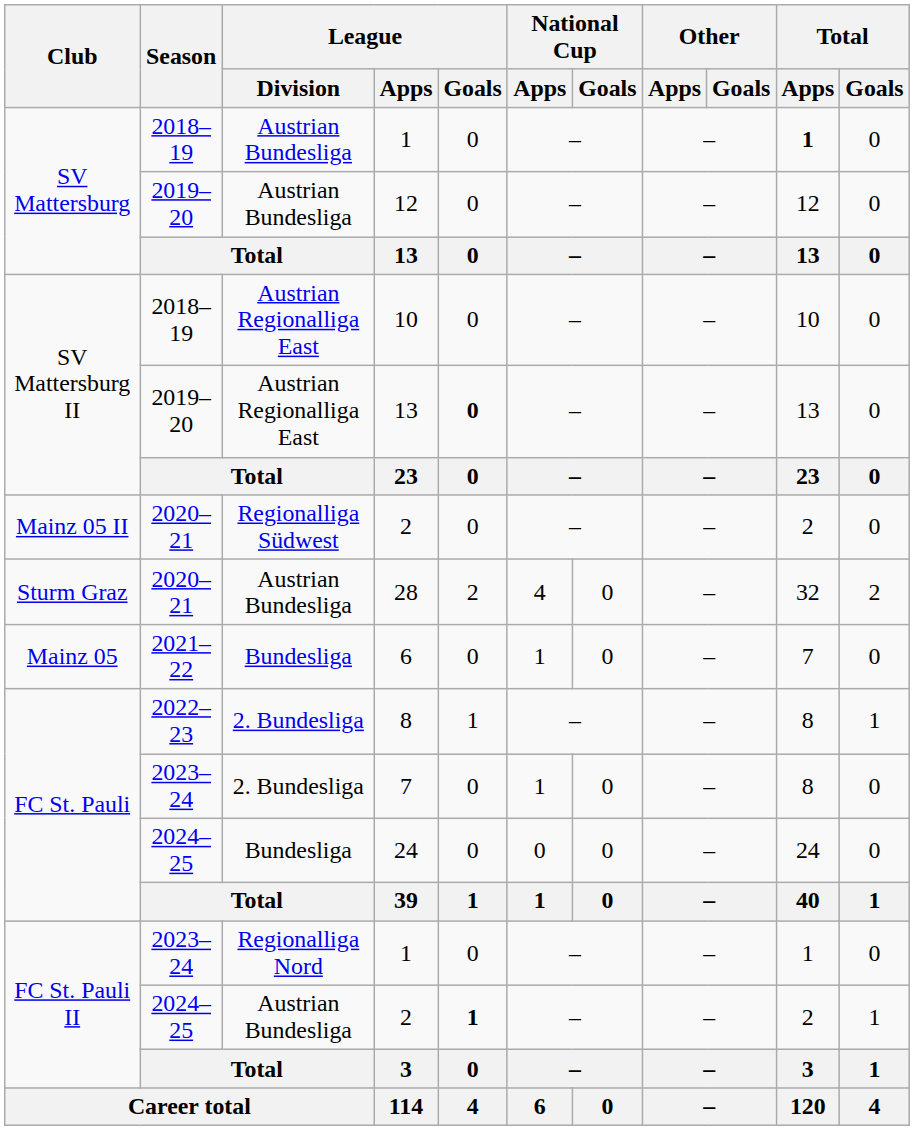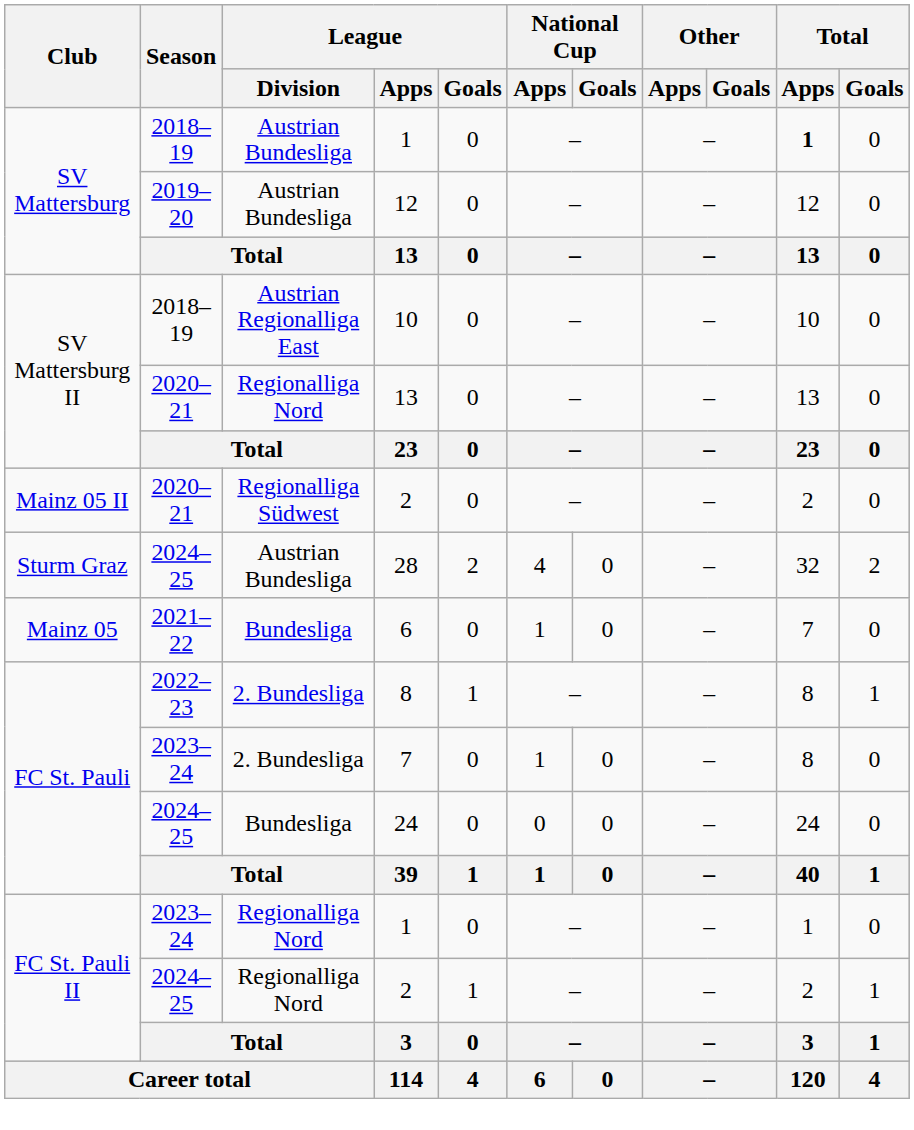(181, 411) 2019–20 -> (181, 397) 2020–21
(298, 411) Austrian Regionalliga East -> (298, 397) Regionalliga Nord
(473, 411) bold -> (473, 397) normal
(181, 591) 2020–21 -> (181, 564) 2024–25
(298, 1017) Austrian Bundesliga -> (298, 990) Regionalliga Nord
(473, 1017) bold -> (473, 990) normal
